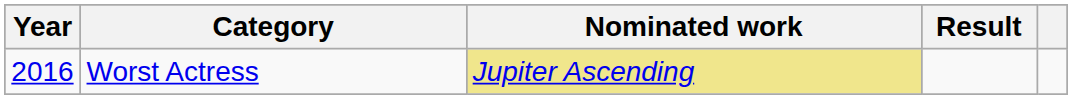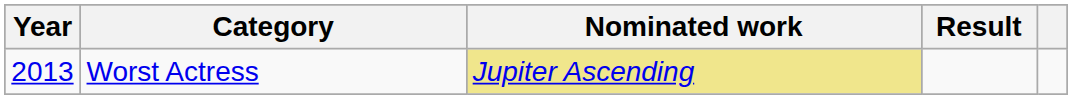(42, 71) 2016 -> (42, 71) 2013
